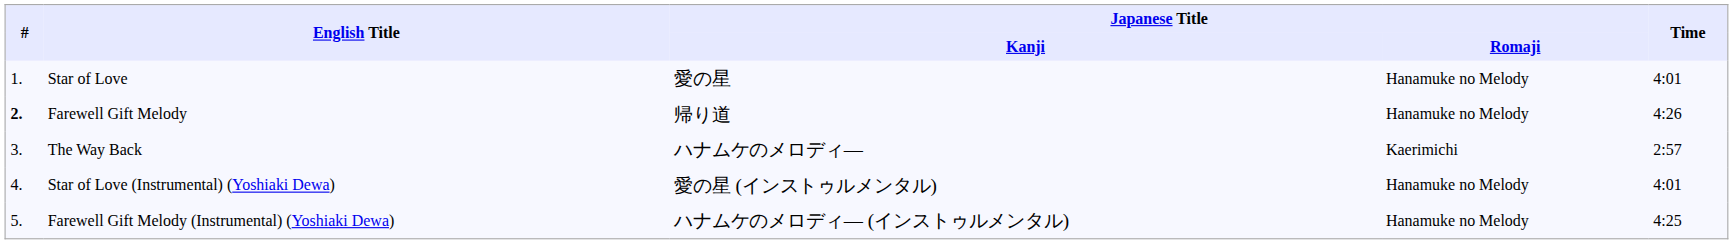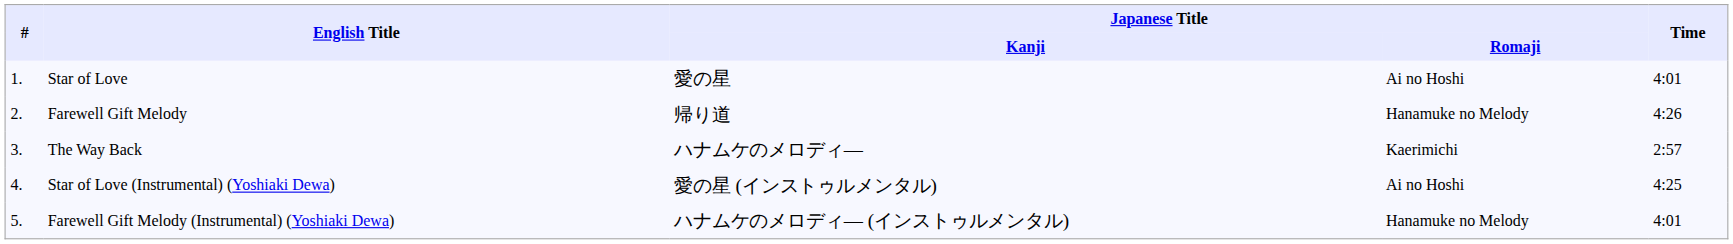(1457, 78) Hanamuke no Melody -> (1425, 78) Ai no Hoshi
(17, 113) bold -> (17, 113) normal
(1457, 184) Hanamuke no Melody -> (1425, 184) Ai no Hoshi
(1667, 184) 4:01 -> (1667, 184) 4:25
(1667, 220) 4:25 -> (1667, 220) 4:01
